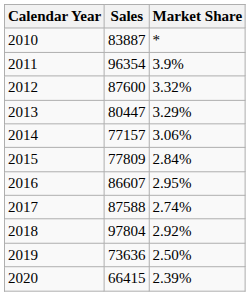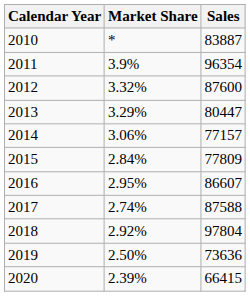columns swapped: (127, 16) <-> (197, 16)
